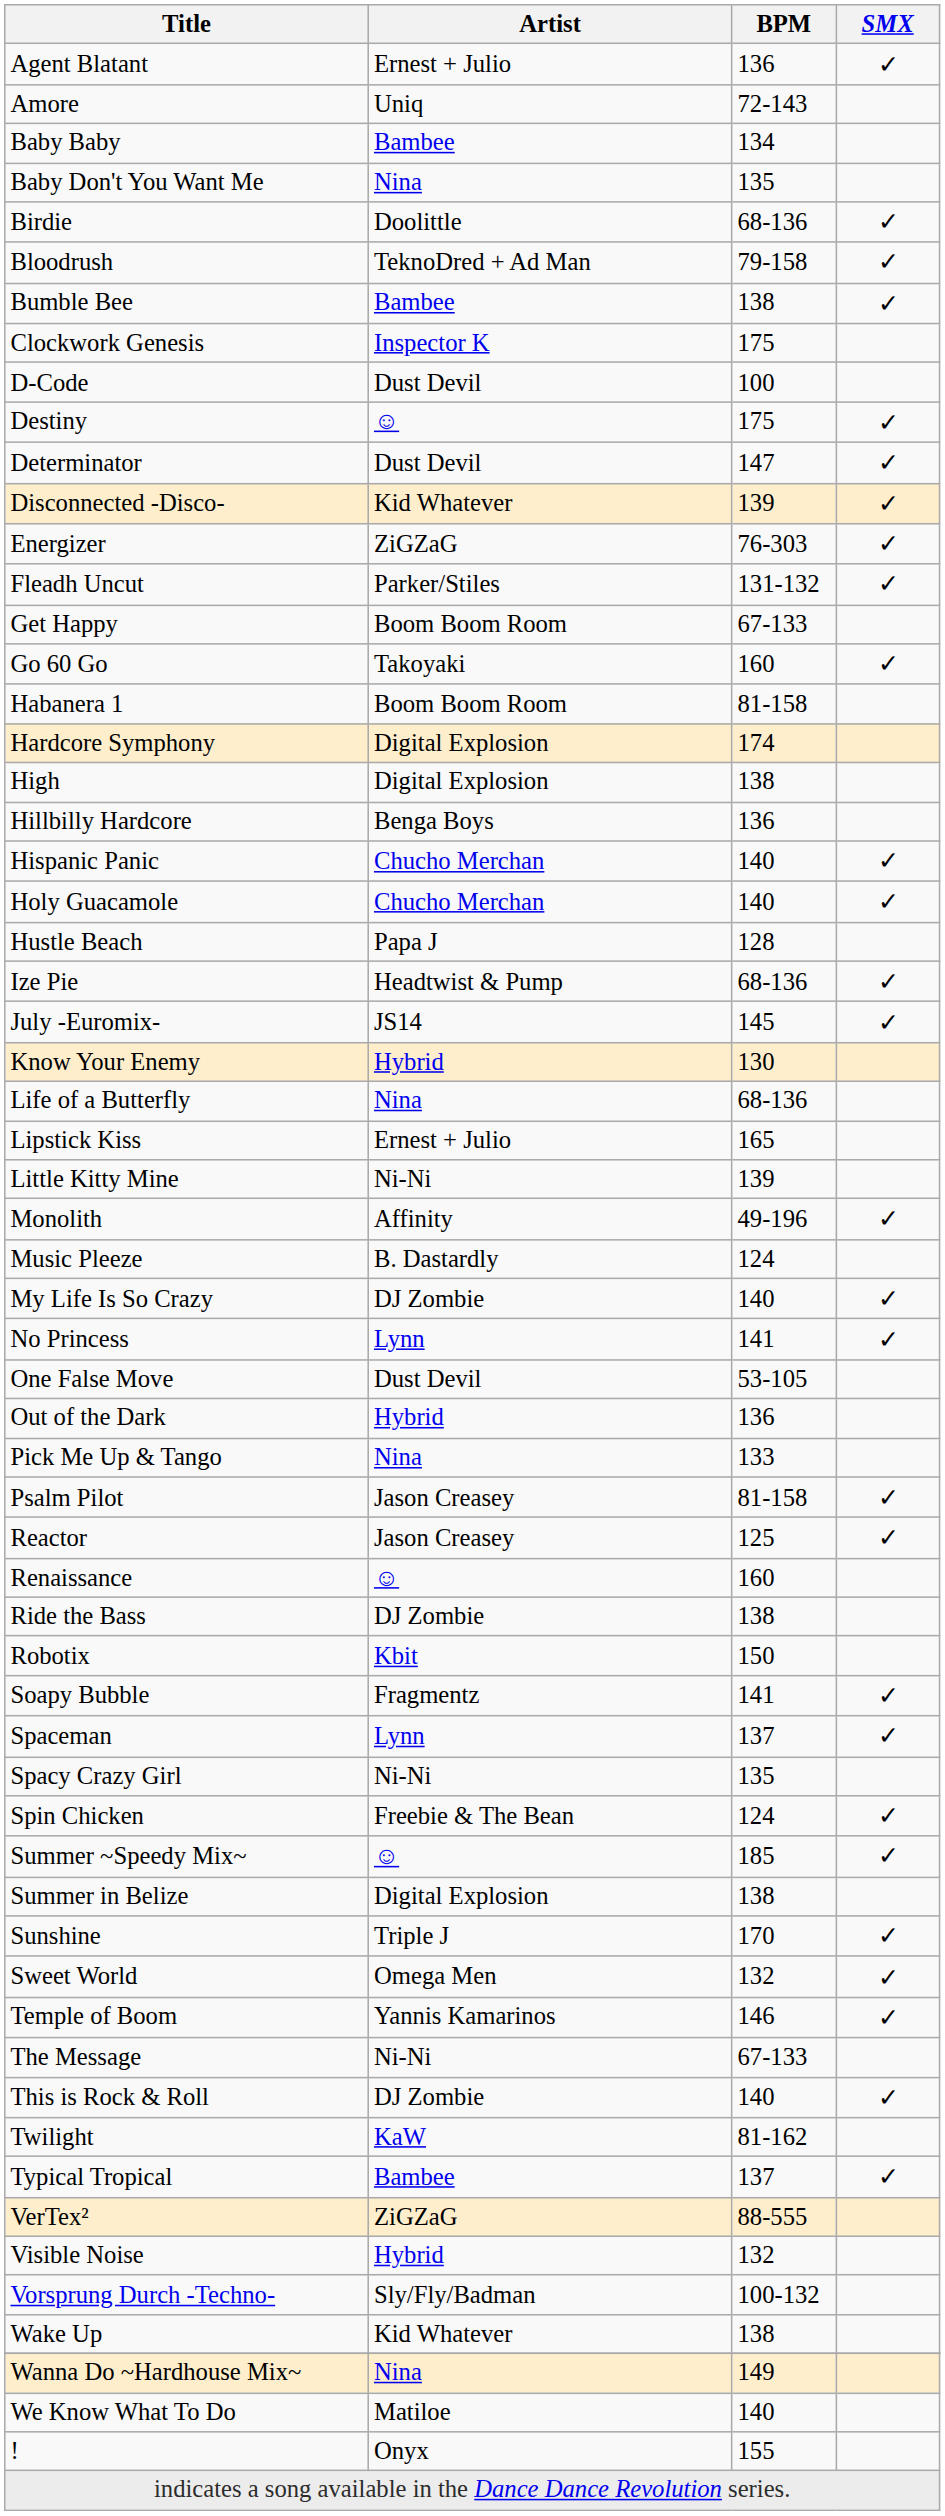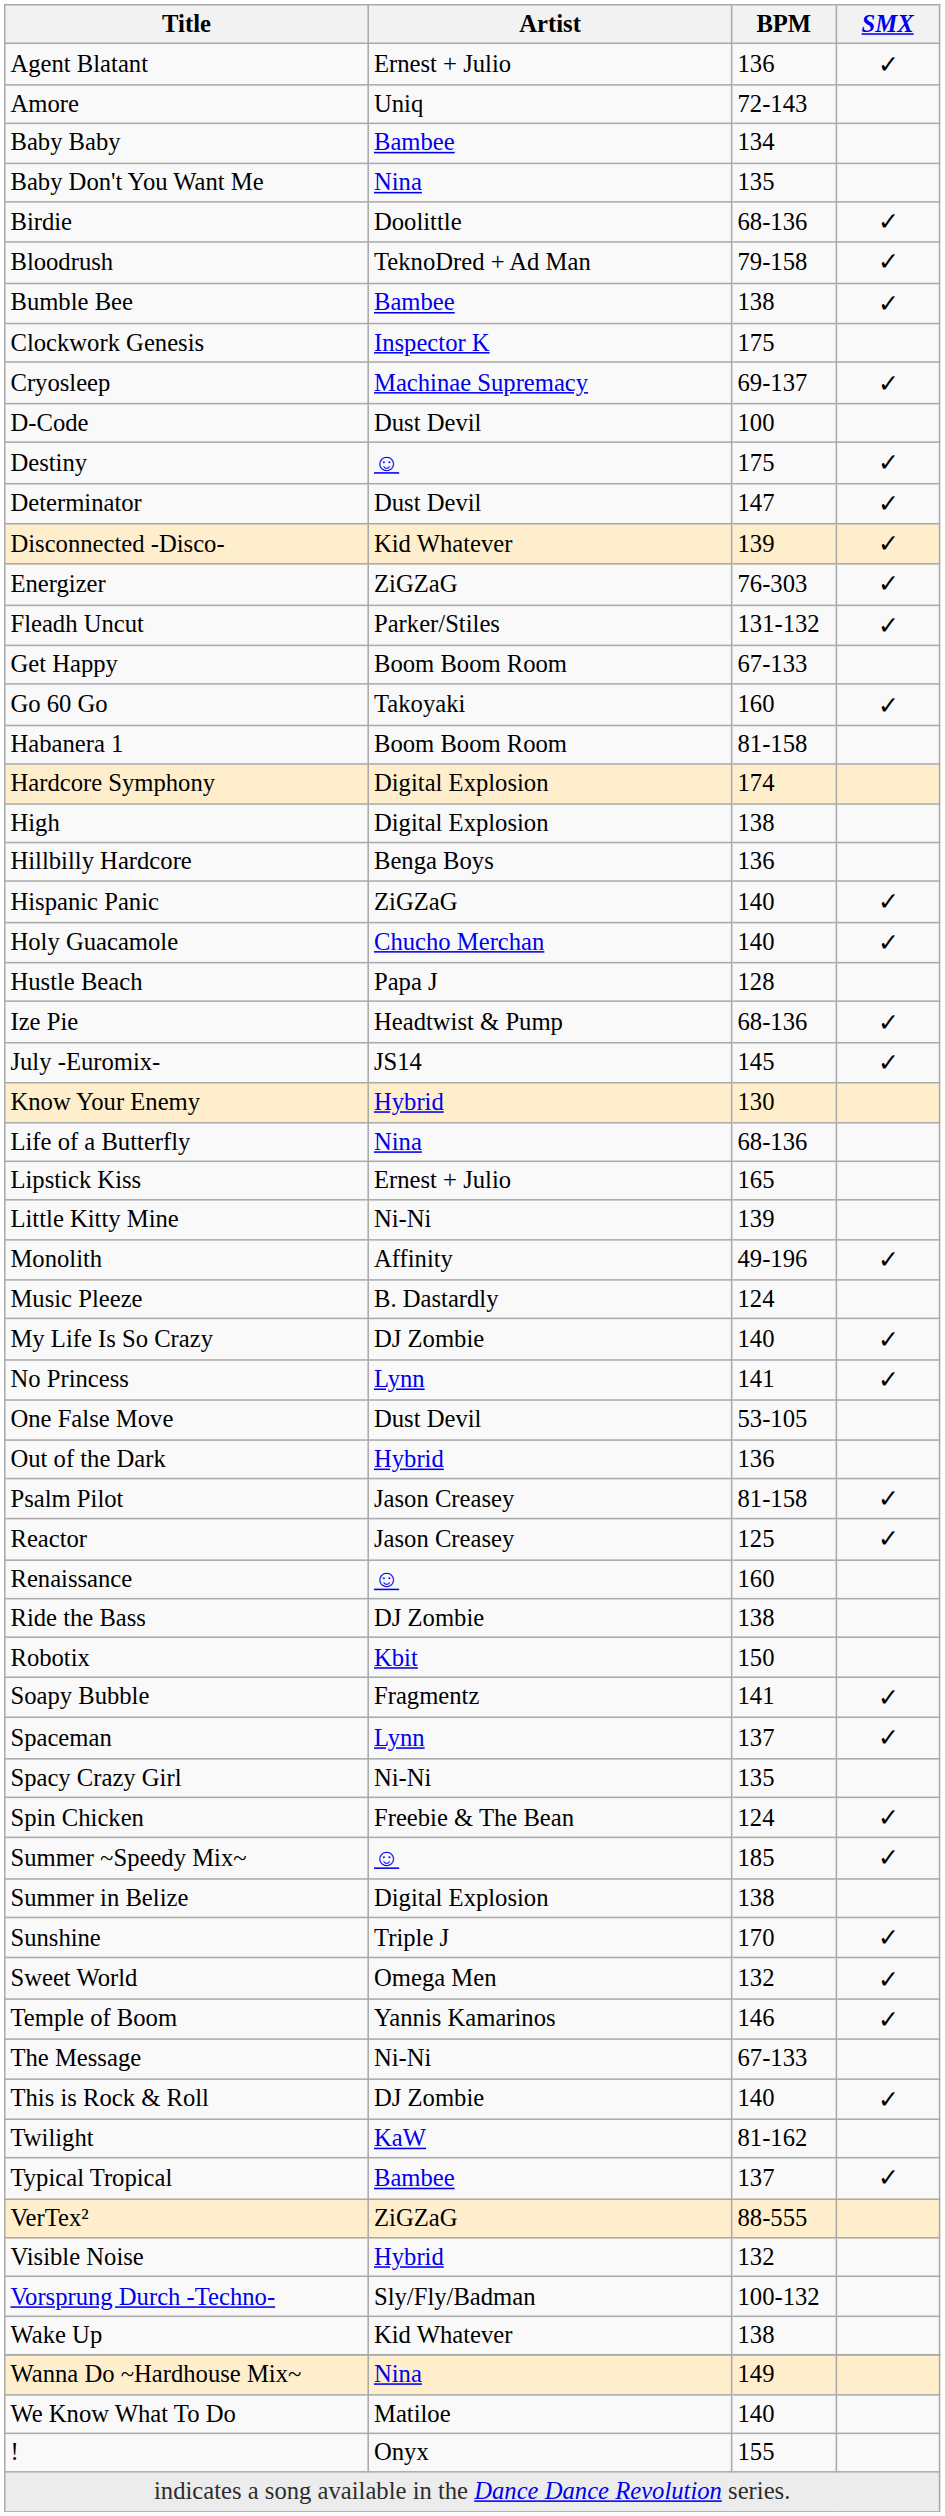+ row: (60, 382)
(459, 860) Chucho Merchan -> (416, 901) ZiGZaG
- row: (116, 1457)
